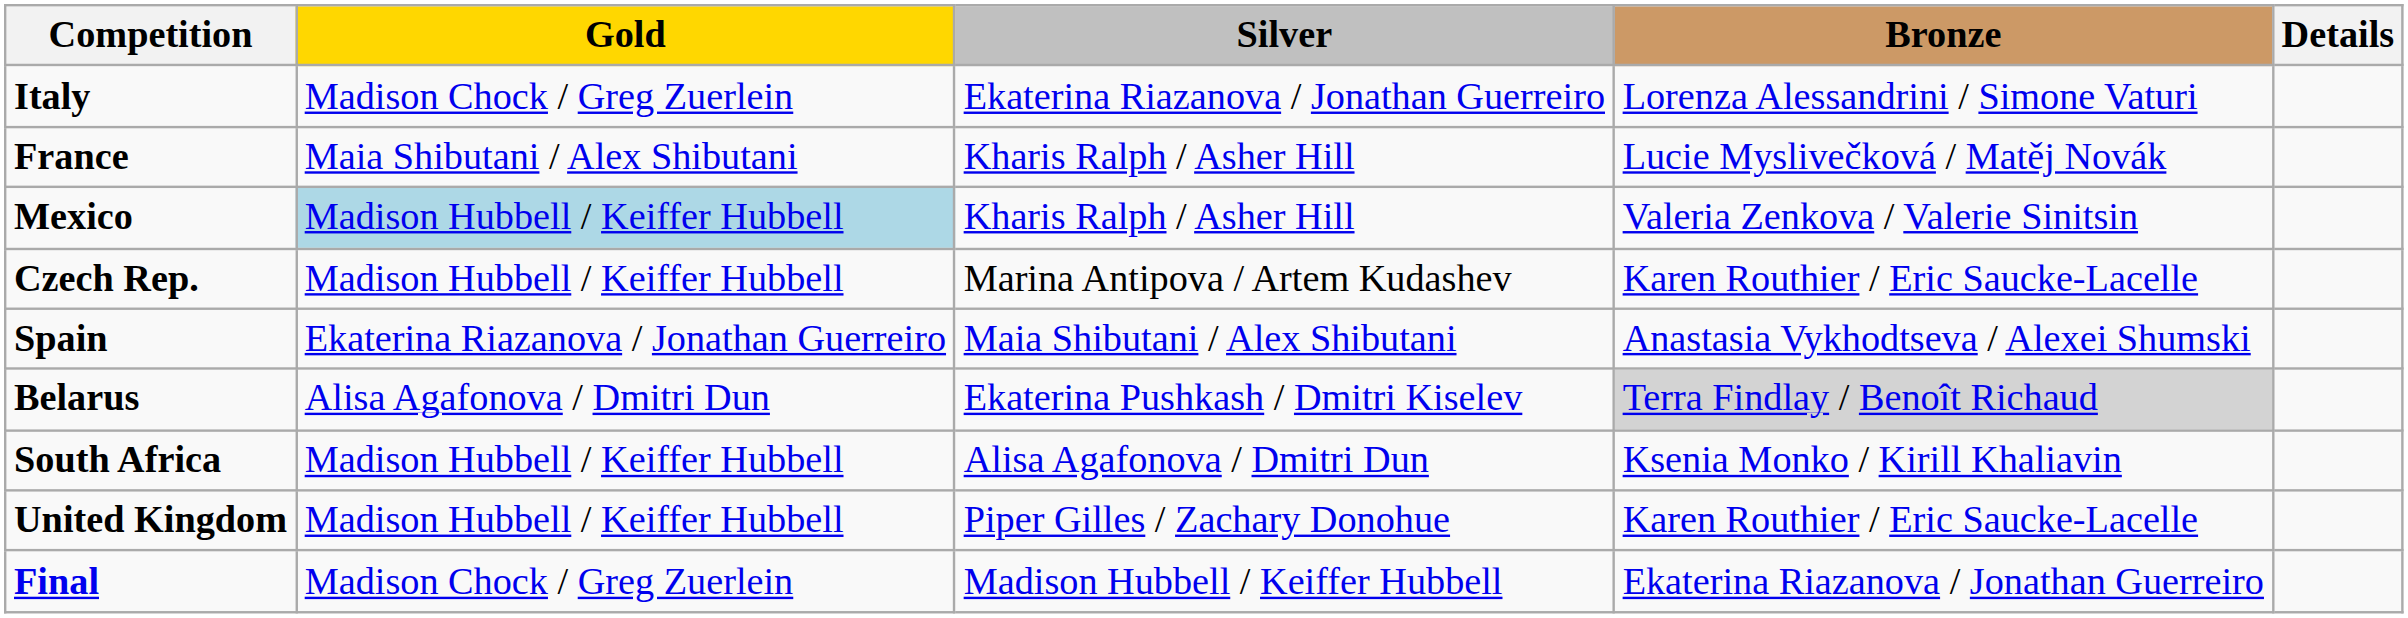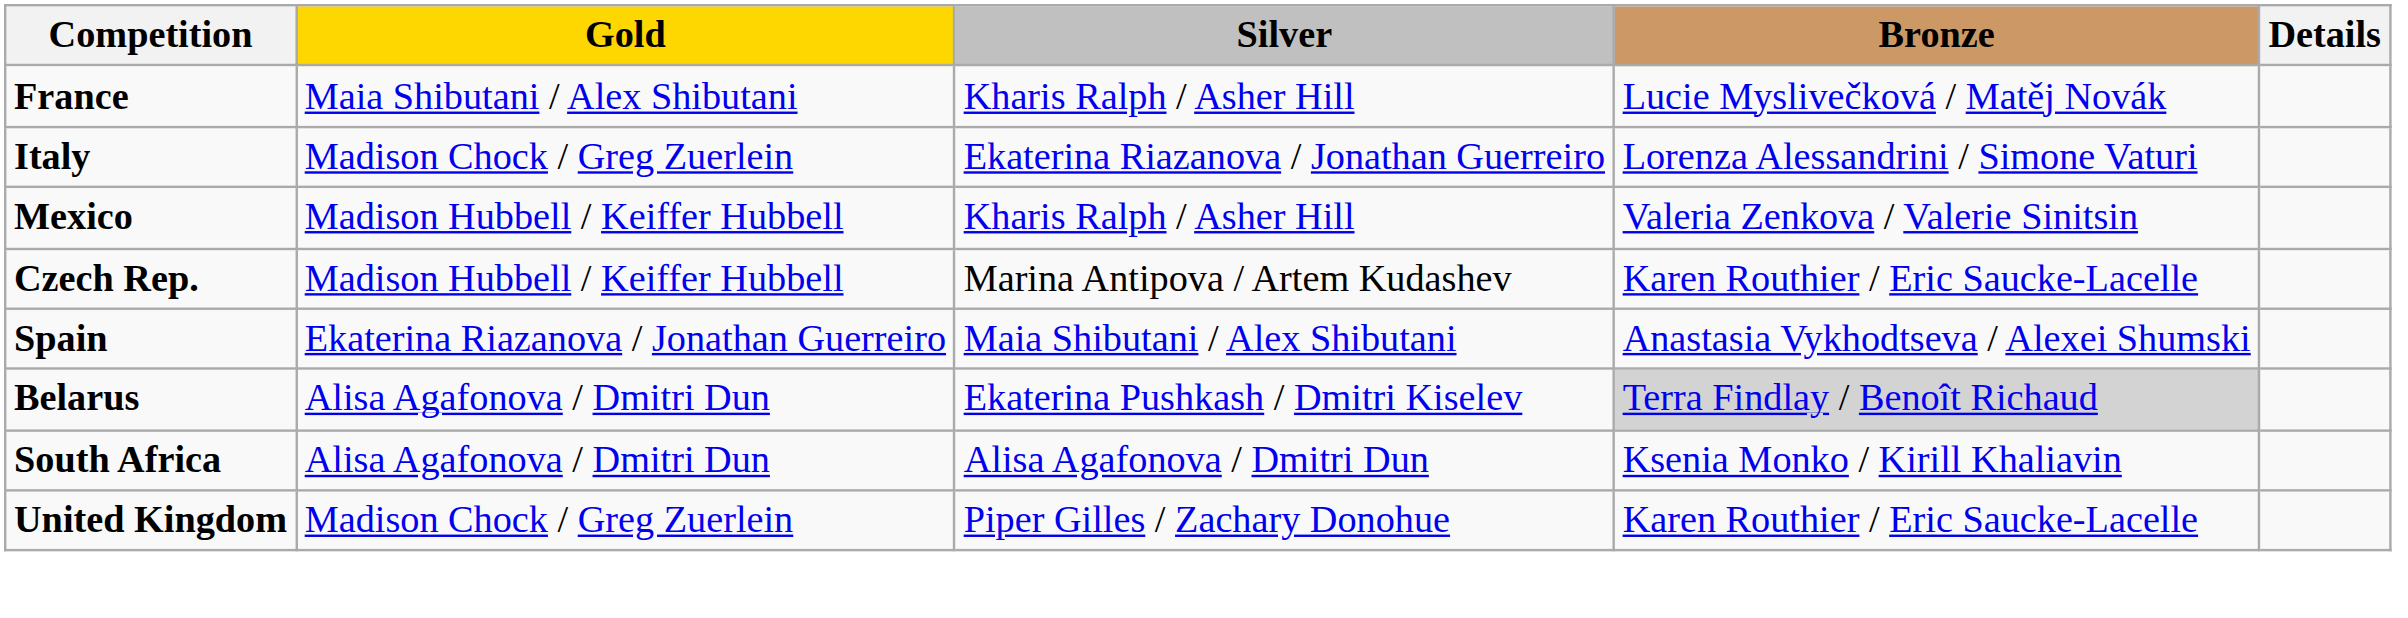rows swapped: (71, 156) <-> (52, 95)
(574, 216) lightblue background -> (574, 216) no background
(574, 459) Madison Hubbell / Keiffer Hubbell -> (537, 459) Alisa Agafonova / Dmitri Dun
(574, 519) Madison Hubbell / Keiffer Hubbell -> (549, 519) Madison Chock / Greg Zuerlein
- row: (57, 580)
